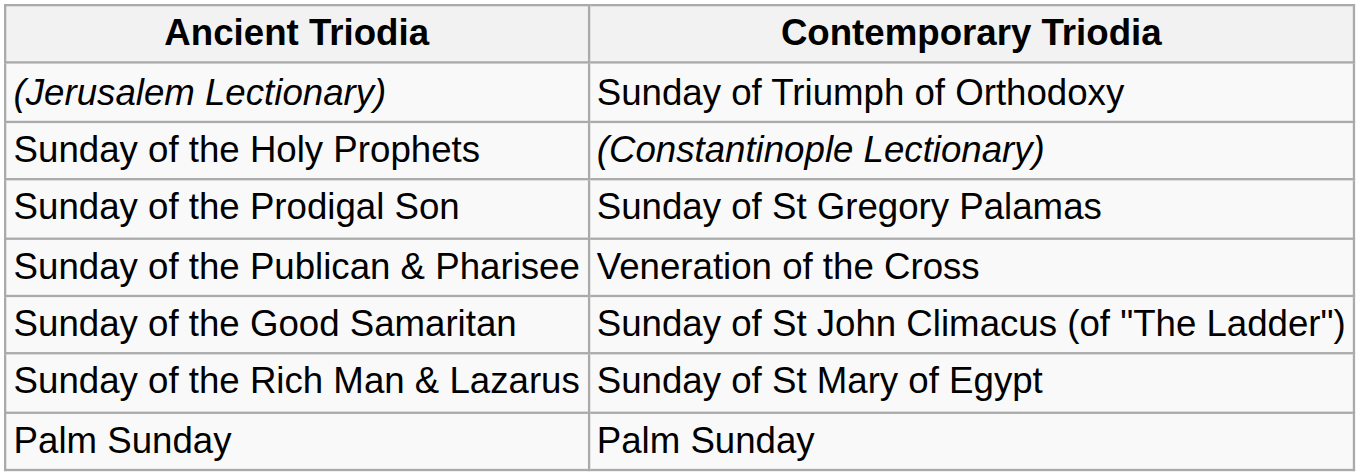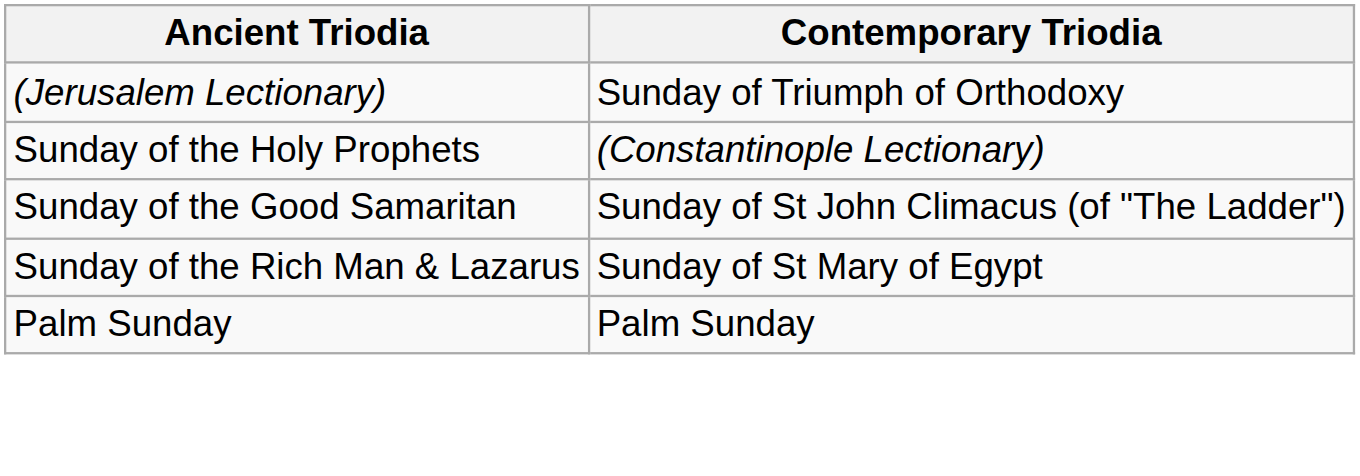- row: (237, 207)
- row: (297, 265)
